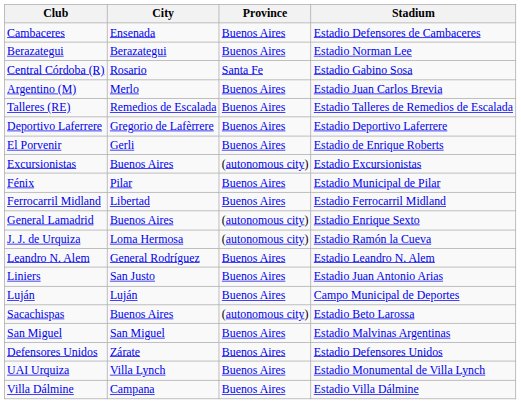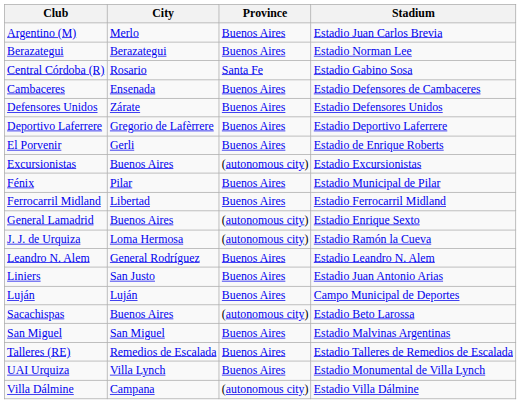rows swapped: (42, 88) <-> (36, 32)
rows swapped: (52, 351) <-> (39, 107)
(254, 389) Buenos Aires -> (265, 389) (autonomous city)
